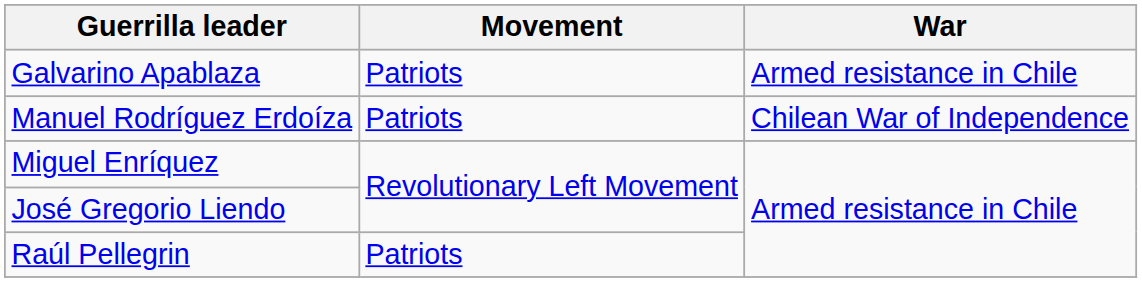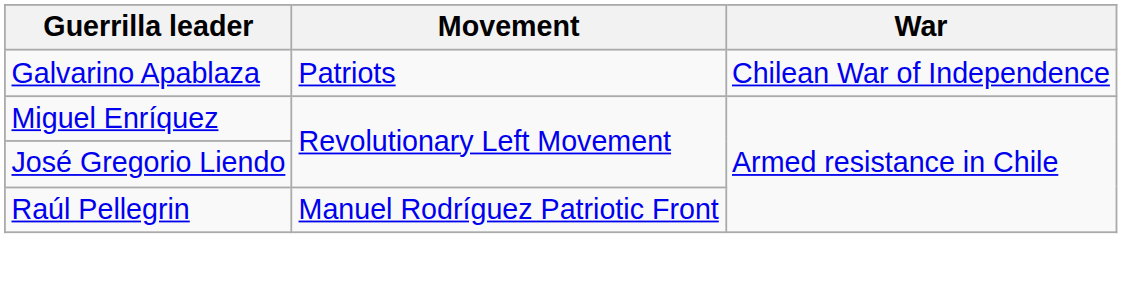(914, 72) Armed resistance in Chile -> (921, 72) Chilean War of Independence
- row: (182, 118)
(414, 254) Patriots -> (509, 208) Manuel Rodríguez Patriotic Front
